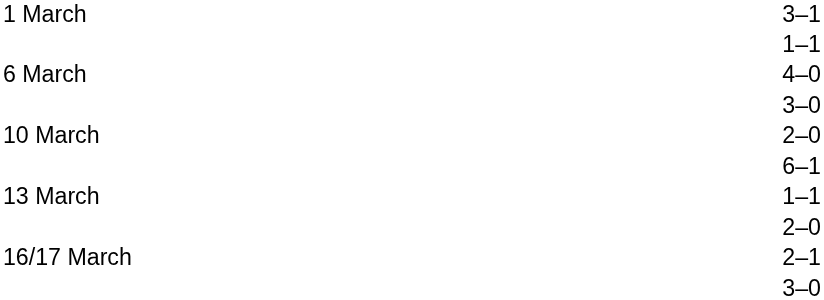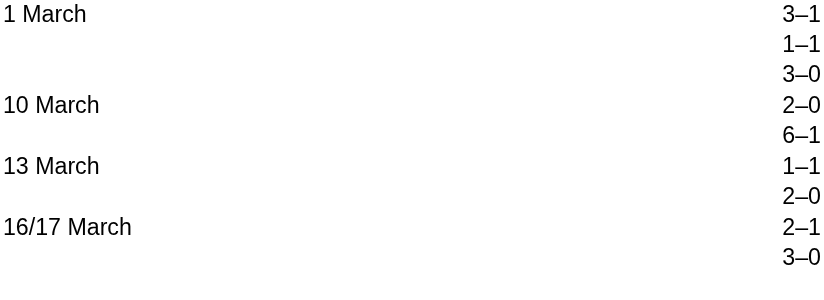- row: (45, 74)
